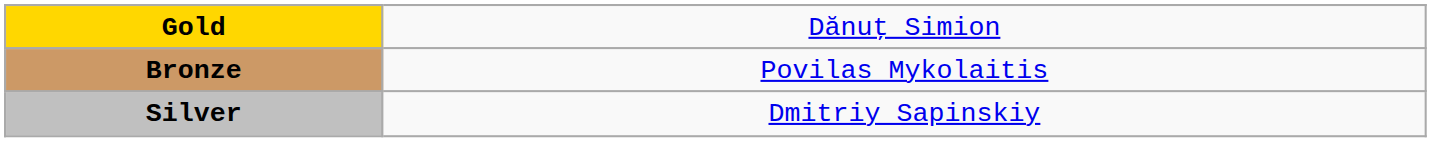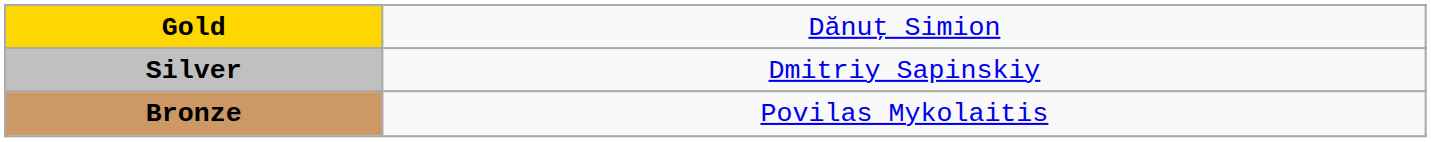rows swapped: (194, 114) <-> (194, 70)
